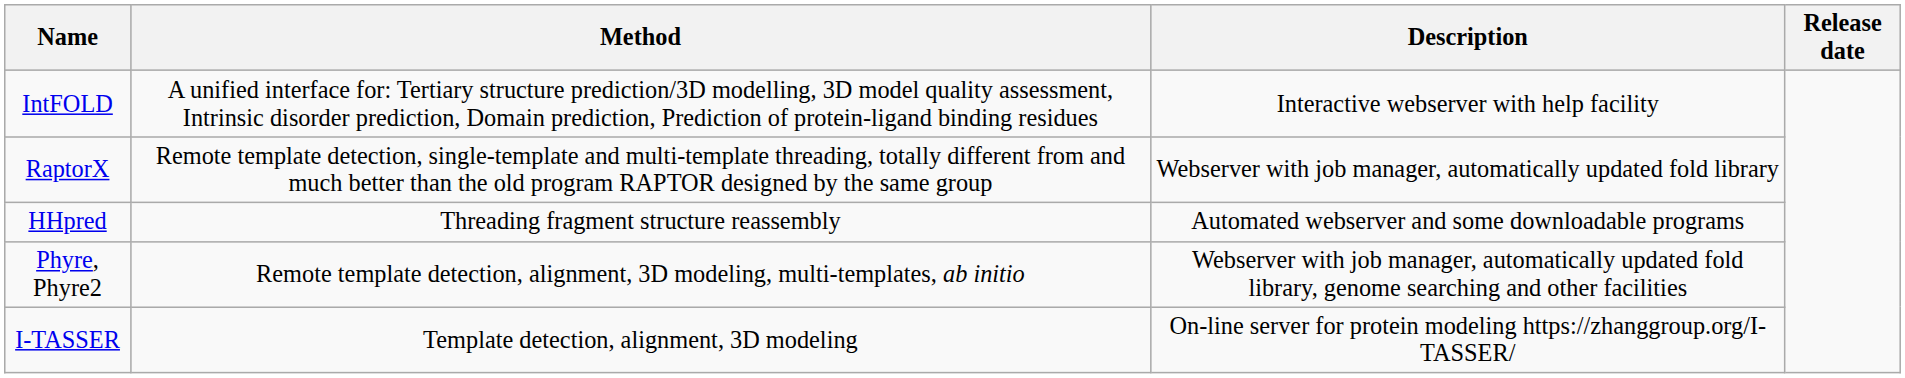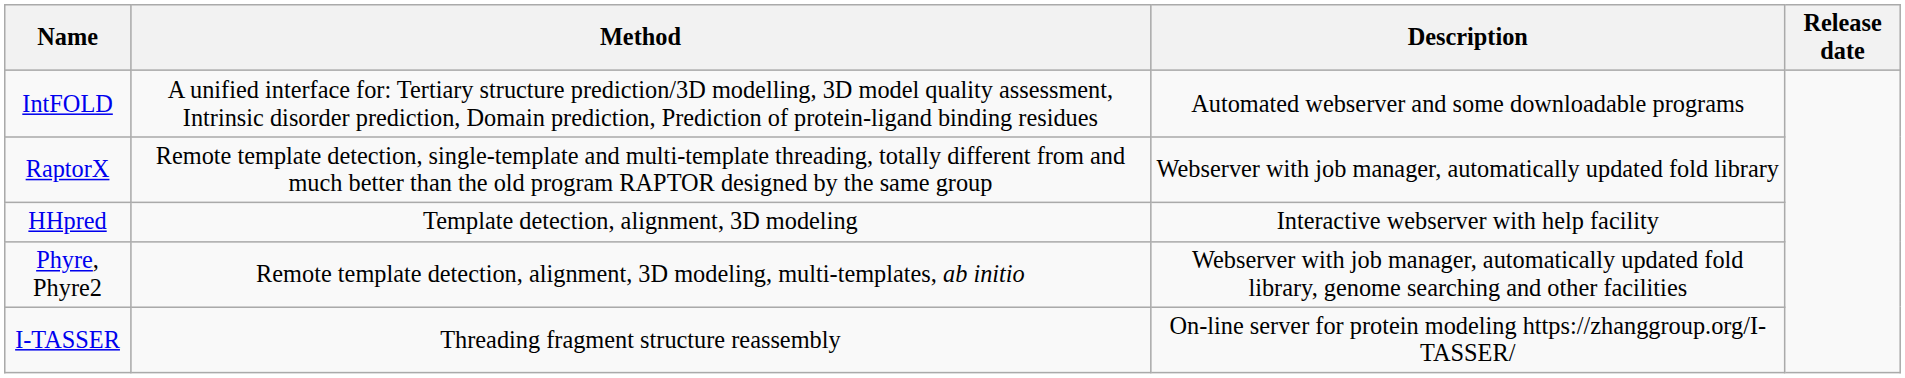(1468, 103) Interactive webserver with help facility -> (1468, 103) Automated webserver and some downloadable programs
(640, 221) Threading fragment structure reassembly -> (640, 221) Template detection, alignment, 3D modeling
(1468, 221) Automated webserver and some downloadable programs -> (1468, 221) Interactive webserver with help facility
(640, 339) Template detection, alignment, 3D modeling -> (640, 339) Threading fragment structure reassembly
